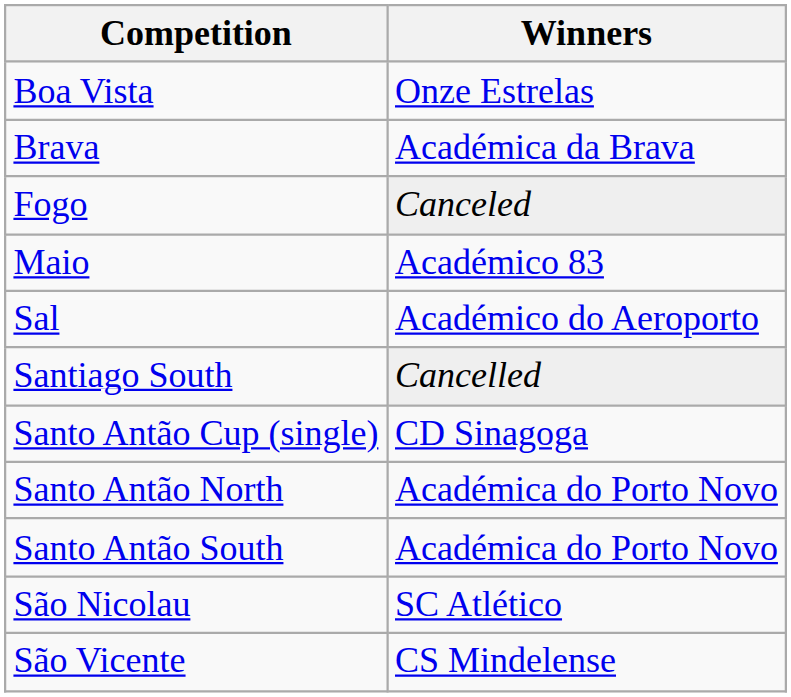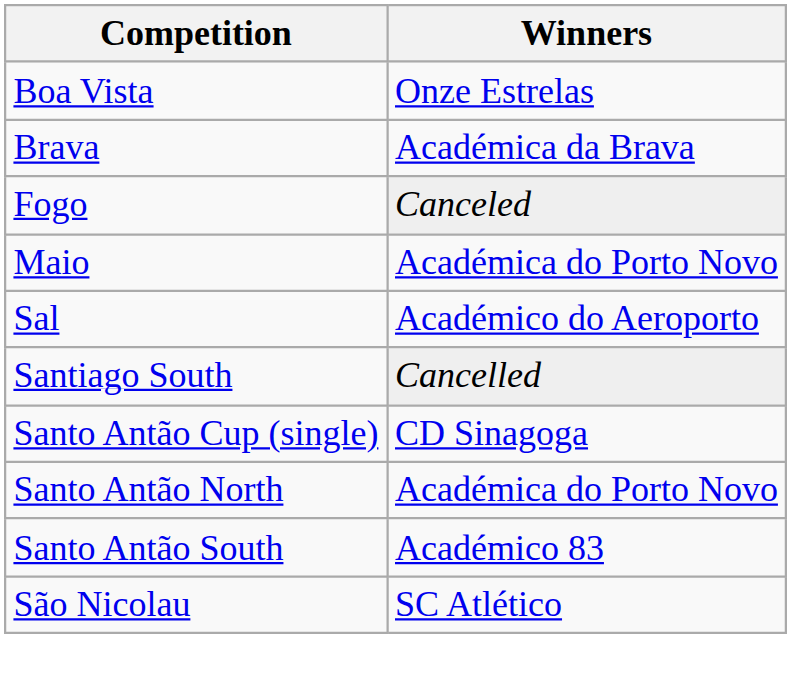(499, 261) Académico 83 -> (586, 261) Académica do Porto Novo
(586, 546) Académica do Porto Novo -> (499, 546) Académico 83
- row: (99, 661)
